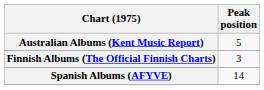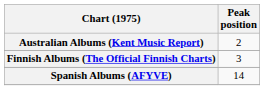(239, 42) 5 -> (239, 42) 2
